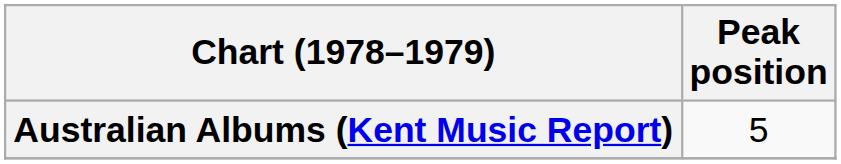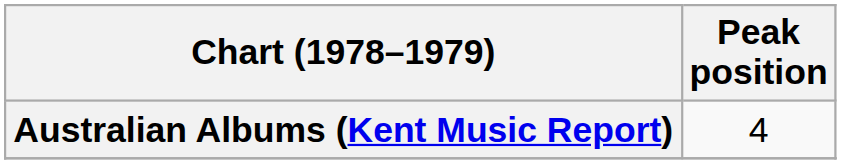(759, 128) 5 -> (759, 128) 4
